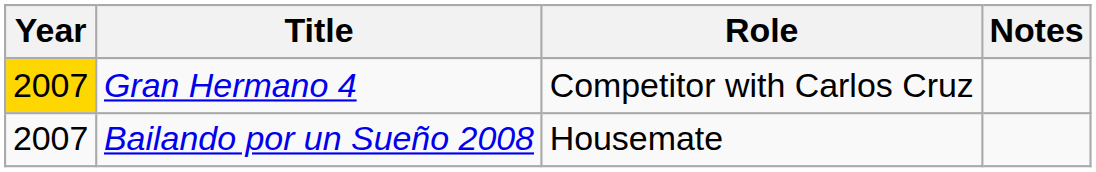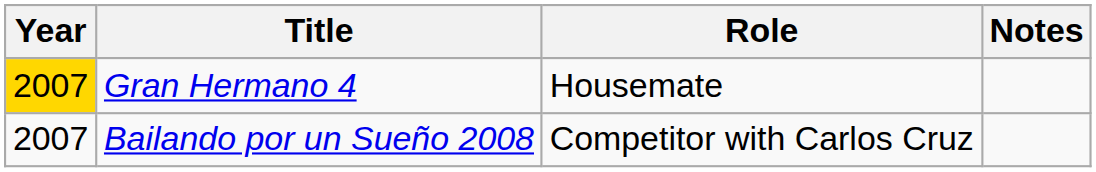(762, 85) Competitor with Carlos Cruz -> (636, 85) Housemate
(636, 138) Housemate -> (762, 138) Competitor with Carlos Cruz
